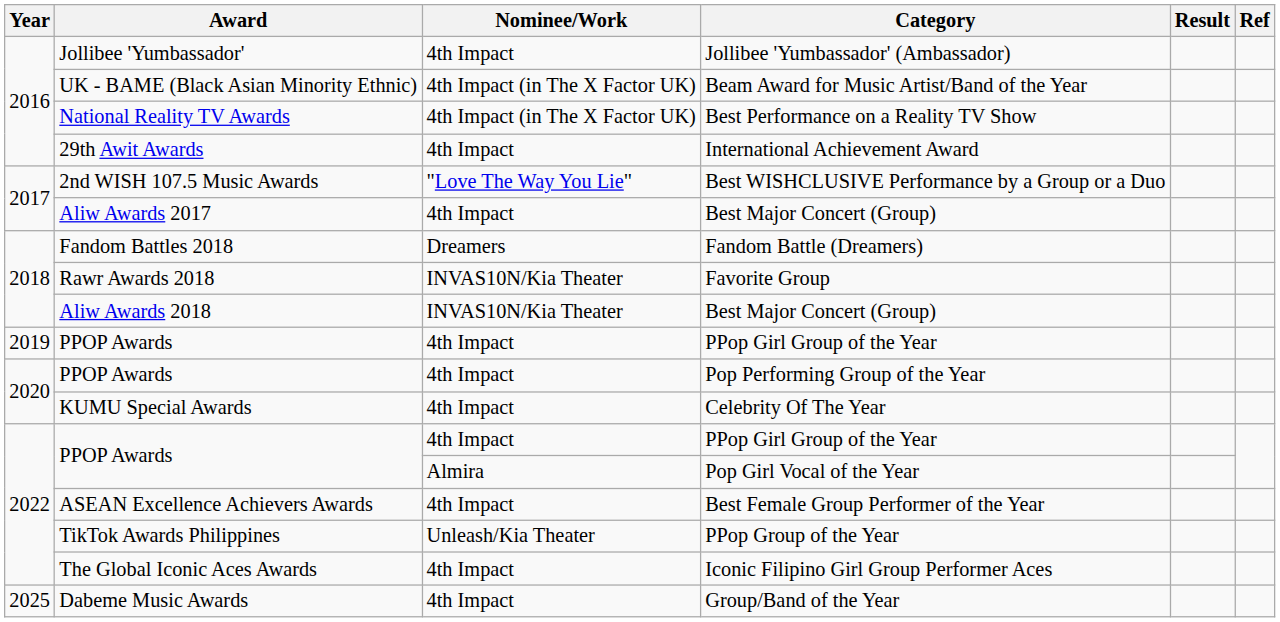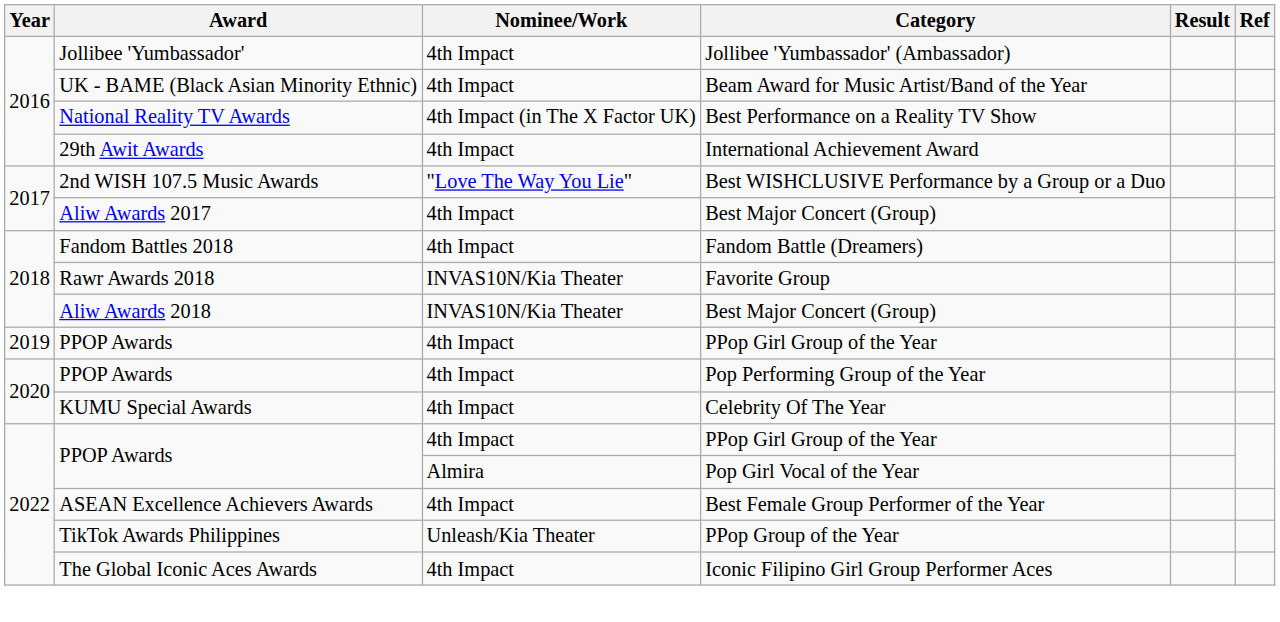(561, 85) 4th Impact (in The X Factor UK) -> (470, 85) 4th Impact
(466, 246) Dreamers -> (470, 246) 4th Impact
- row: (30, 600)
